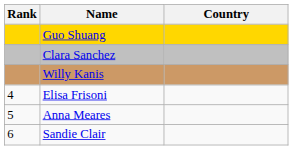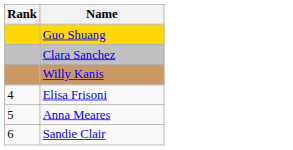- column: (226, 14)
